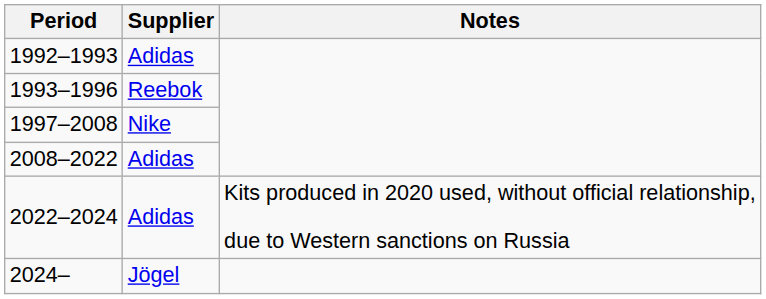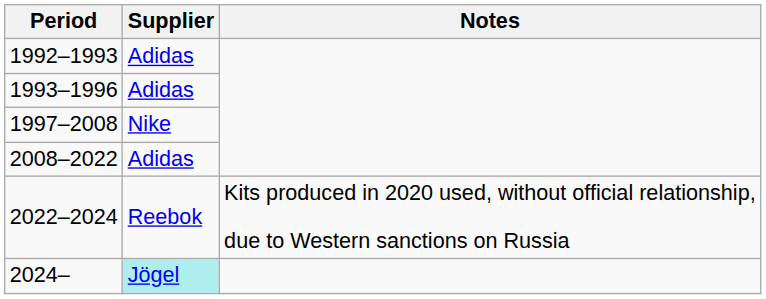(165, 90) Reebok -> (161, 90) Adidas
(161, 217) Adidas -> (165, 217) Reebok
(154, 275) no background -> (154, 275) paleturquoise background
